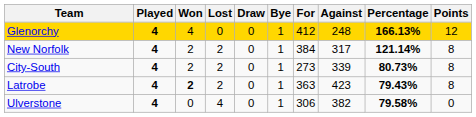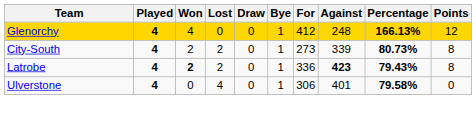- row: (38, 49)
(306, 85) 363 -> (306, 67) 336
(341, 85) normal -> (341, 67) bold
(341, 103) 382 -> (341, 85) 401
